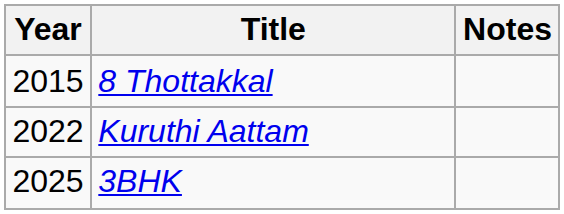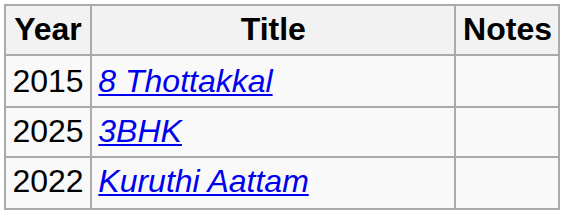rows swapped: (204, 131) <-> (140, 182)
